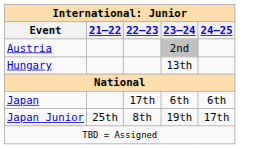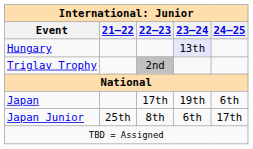- row: (29, 48)
(179, 65) no background -> (192, 48) lavender background
+ row: (52, 65)
(179, 100) 6th -> (192, 100) 19th
(179, 117) 19th -> (192, 117) 6th
